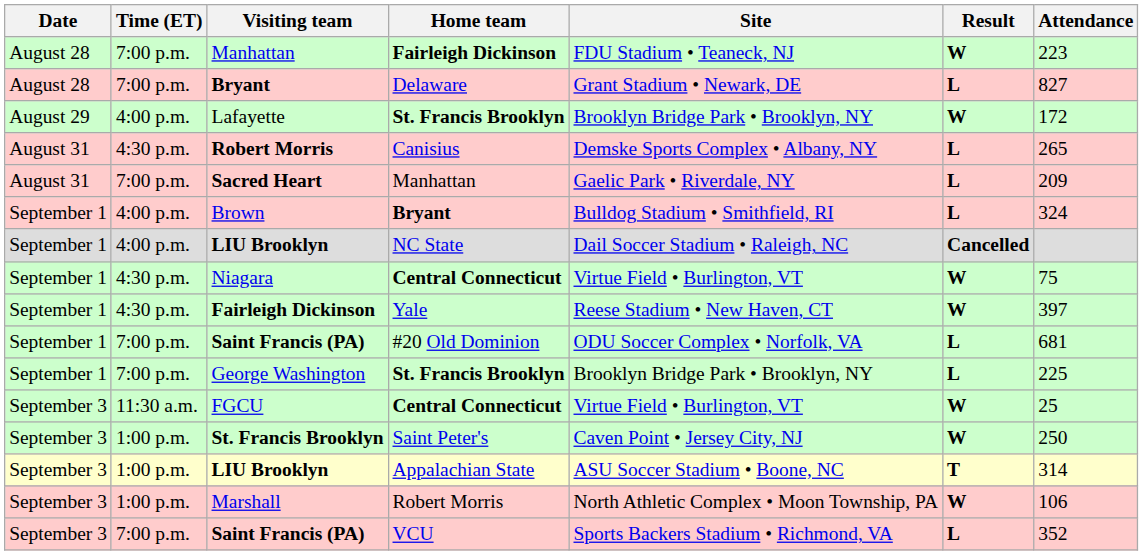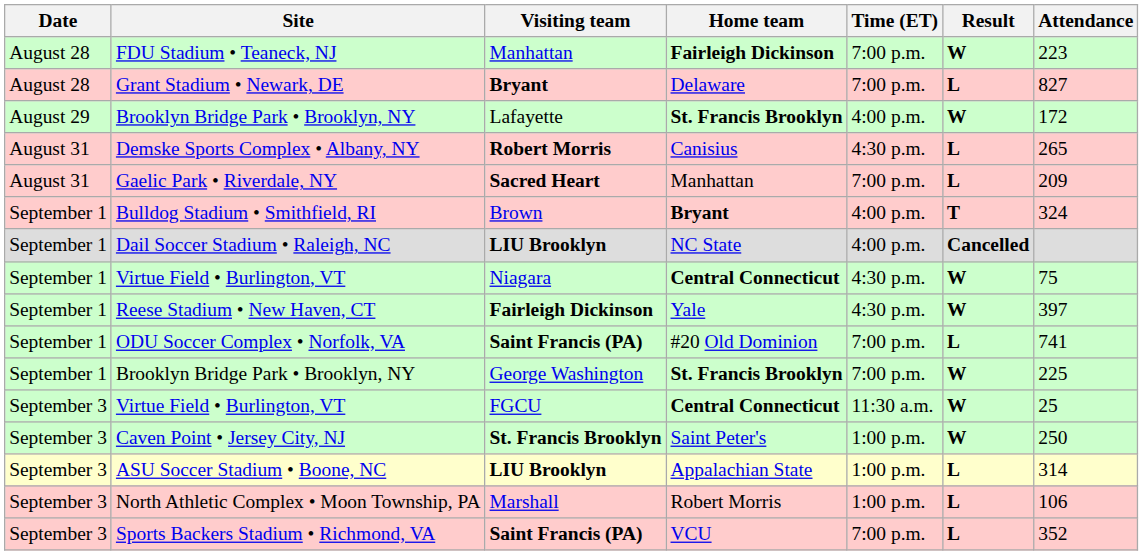columns swapped: (159, 20) <-> (756, 20)
(954, 213) L -> (954, 213) T
(1053, 341) 681 -> (1053, 341) 741
(954, 373) L -> (957, 373) W
(954, 469) T -> (954, 469) L
(957, 501) W -> (954, 501) L
